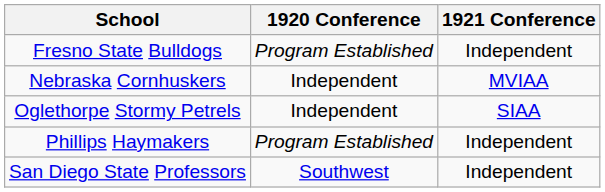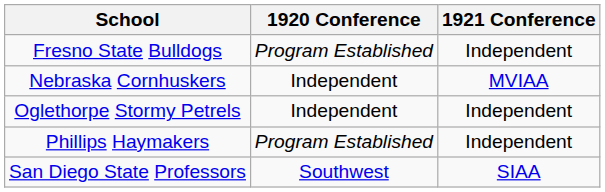(519, 111) SIAA -> (519, 111) Independent
(519, 171) Independent -> (519, 171) SIAA
